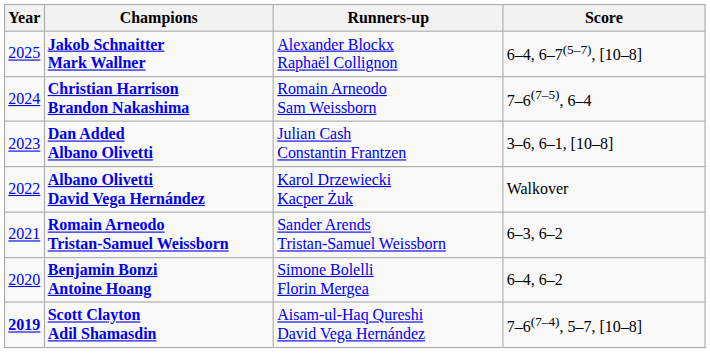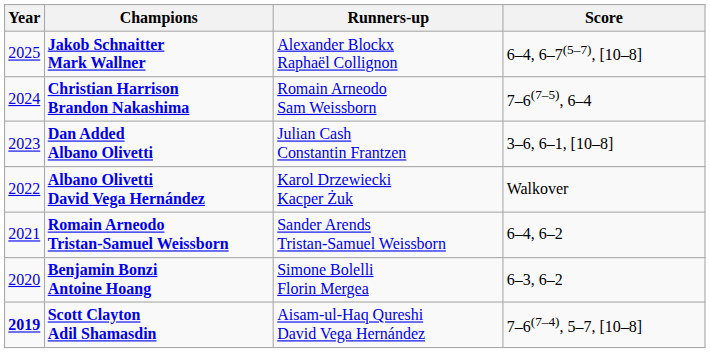(535, 234) 6–3, 6–2 -> (535, 234) 6–4, 6–2
(535, 280) 6–4, 6–2 -> (535, 280) 6–3, 6–2
